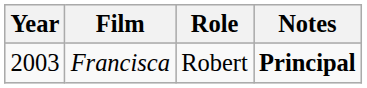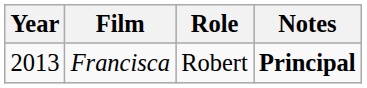(35, 62) 2003 -> (35, 62) 2013
